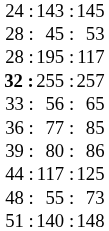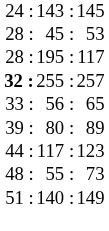- row: (60, 127)
(95, 151) 86 -> (95, 127) 89
(90, 174) 125 -> (90, 151) 123
(90, 221) 148 -> (90, 197) 149
